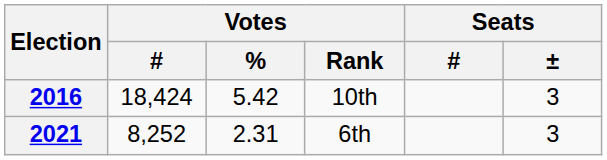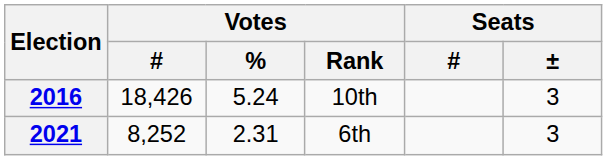(157, 97) 18,424 -> (157, 97) 18,426
(256, 97) 5.42 -> (256, 97) 5.24
